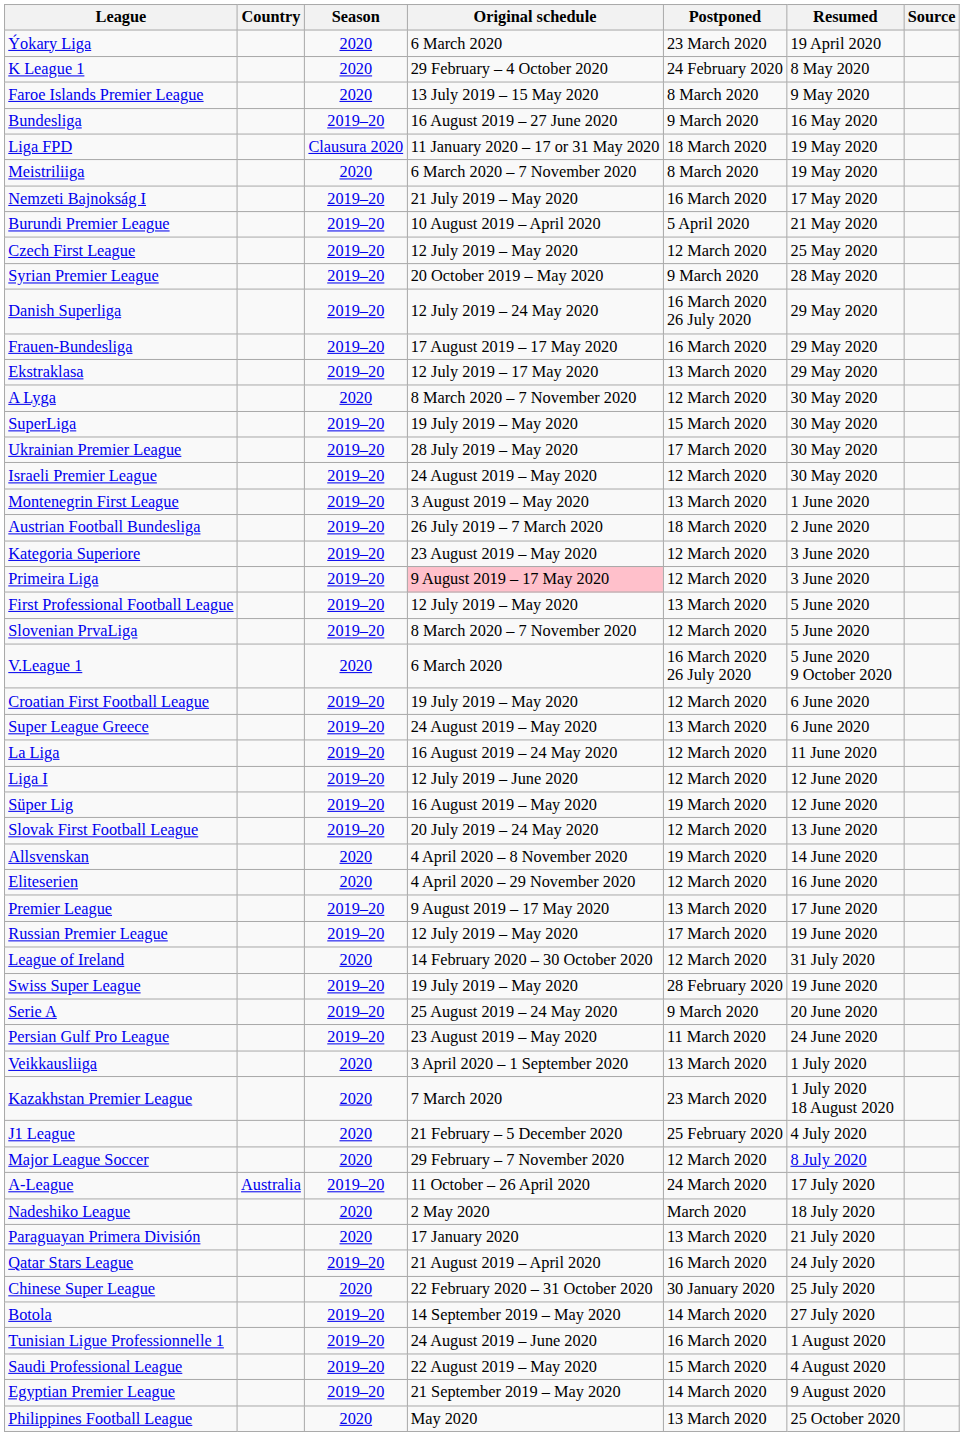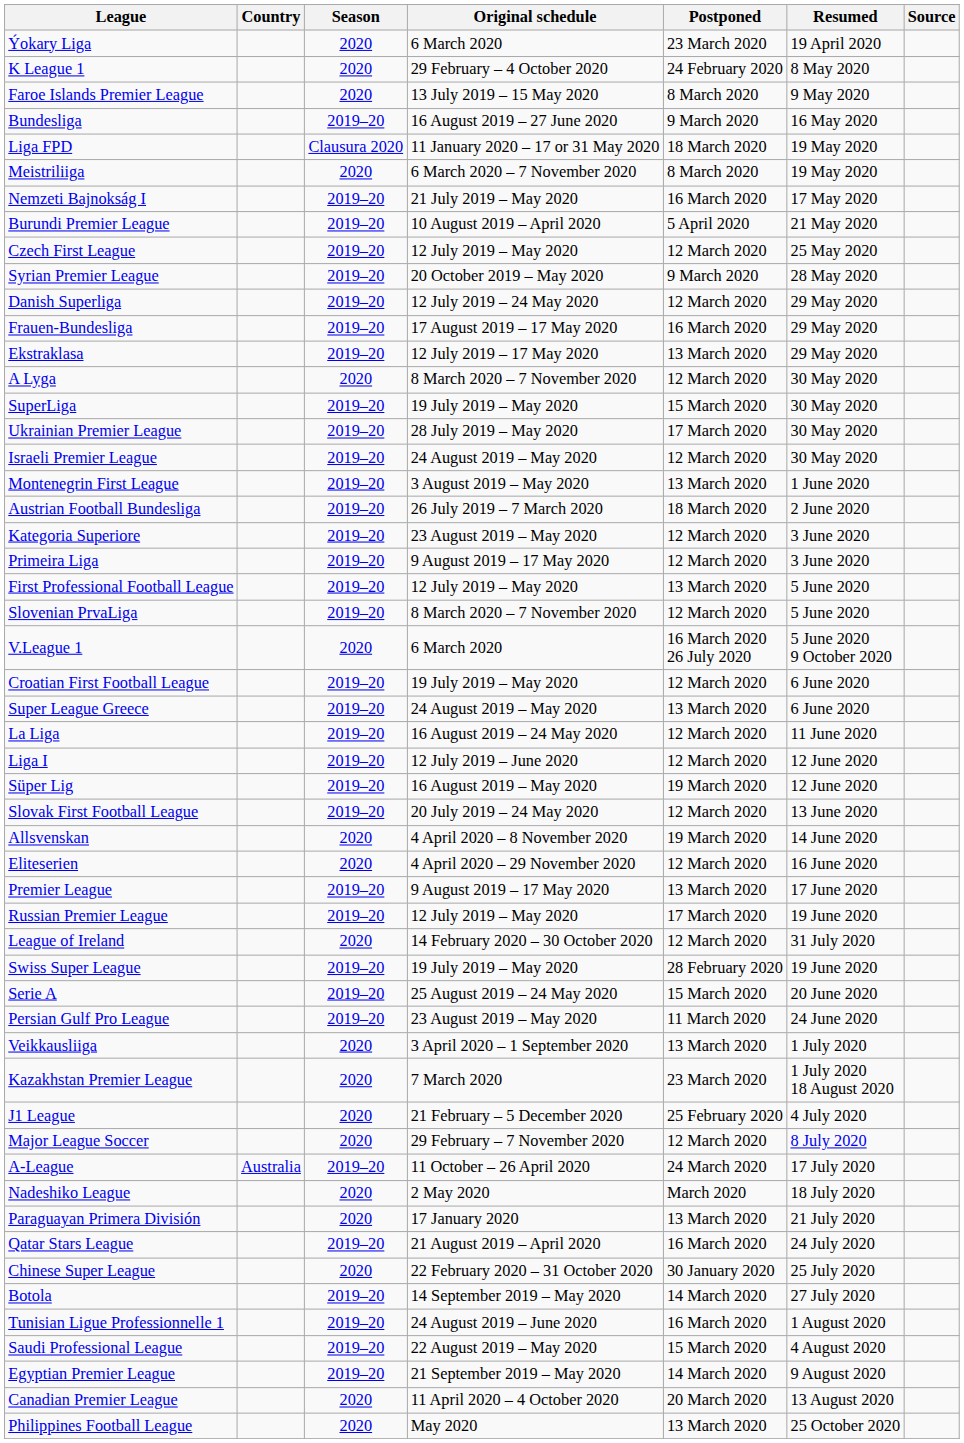(717, 311) 16 March 2020 26 July 2020 -> (717, 302) 12 March 2020
(510, 579) pink background -> (510, 560) no background
(713, 1011) 9 March 2020 -> (717, 993) 15 March 2020
+ row: (93, 1400)
